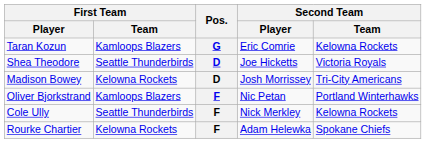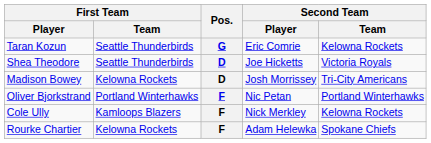(138, 46) Kamloops Blazers -> (144, 46) Seattle Thunderbirds
(138, 96) Kamloops Blazers -> (147, 96) Portland Winterhawks
(144, 113) Seattle Thunderbirds -> (138, 113) Kamloops Blazers
